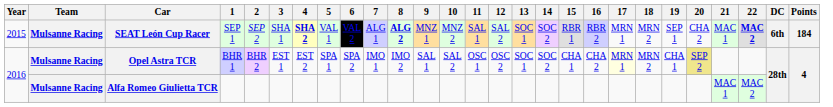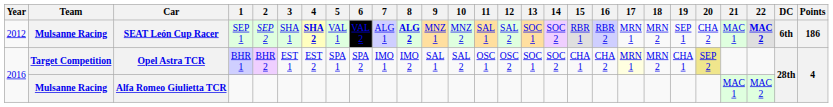(16, 33) 2015 -> (16, 33) 2012
(804, 33) 184 -> (813, 33) 186
(67, 60) Mulsanne Racing -> (71, 60) Target Competition
